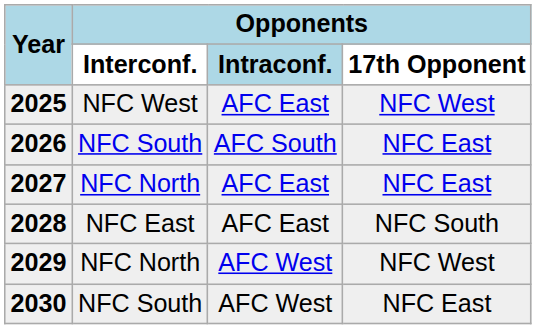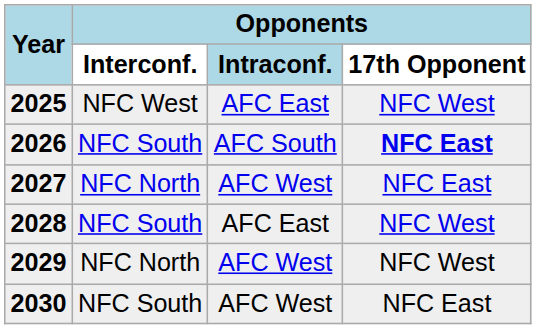(437, 143) normal -> (437, 143) bold
(275, 183) AFC East -> (275, 183) AFC West
(140, 223) NFC East -> (140, 223) NFC South
(437, 223) NFC South -> (437, 223) NFC West
